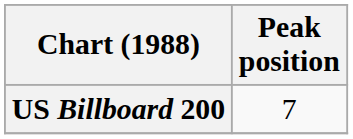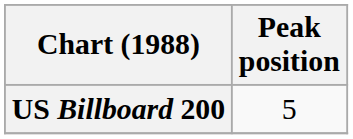(289, 108) 7 -> (289, 108) 5
